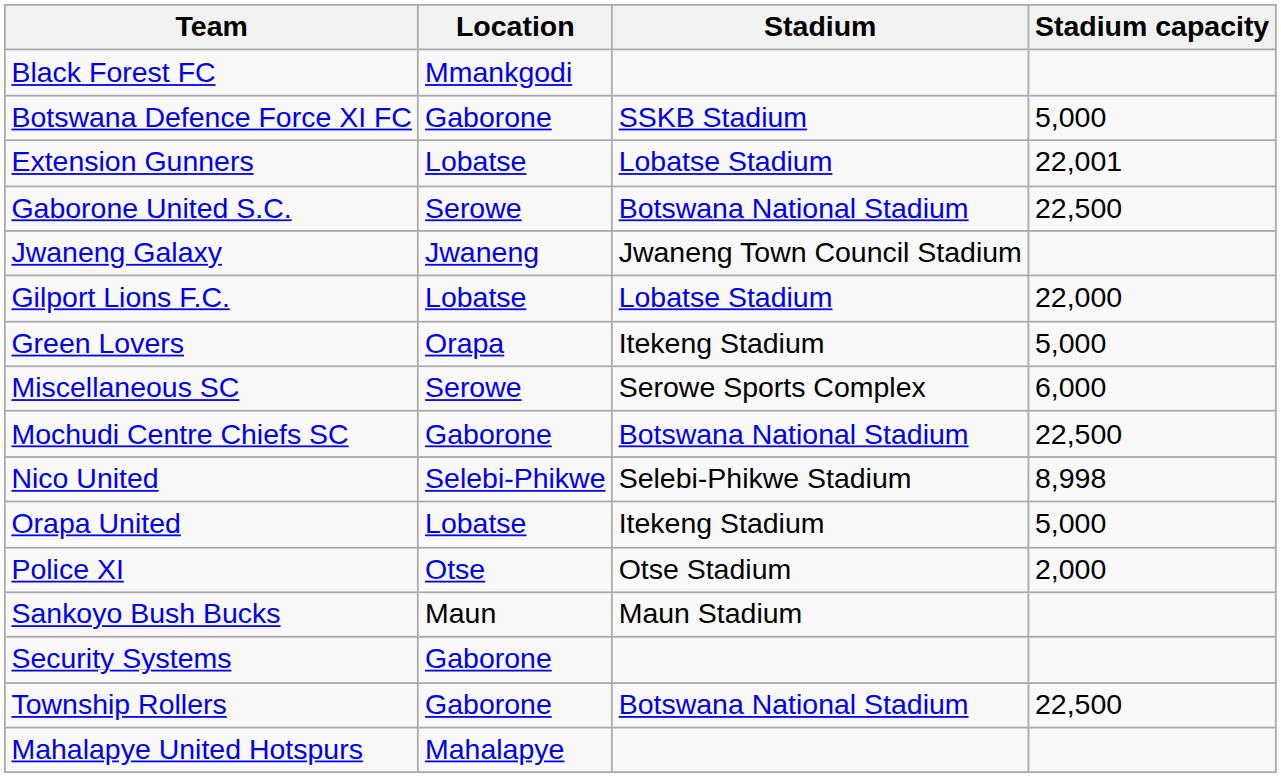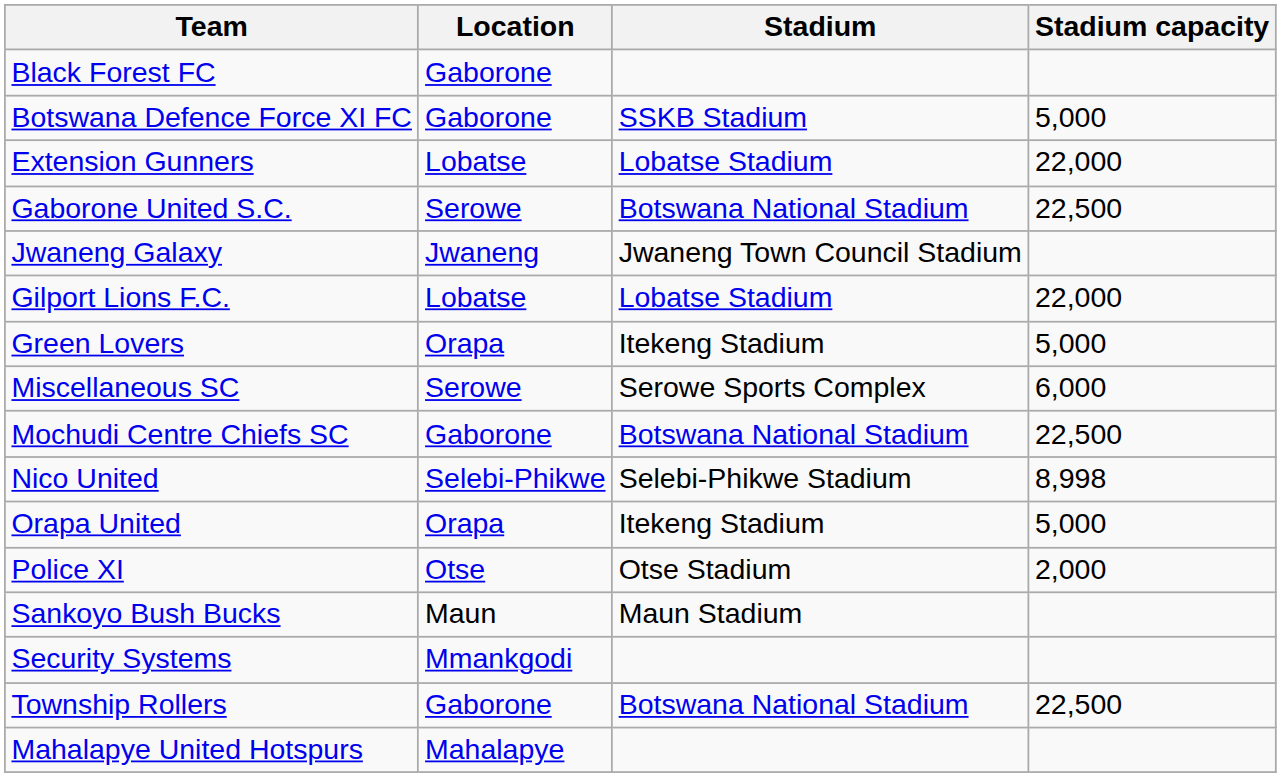(499, 72) Mmankgodi -> (488, 72) Gaborone
(1079, 162) 22,001 -> (1079, 162) 22,000
(476, 523) Lobatse -> (465, 523) Orapa
(488, 659) Gaborone -> (499, 659) Mmankgodi
